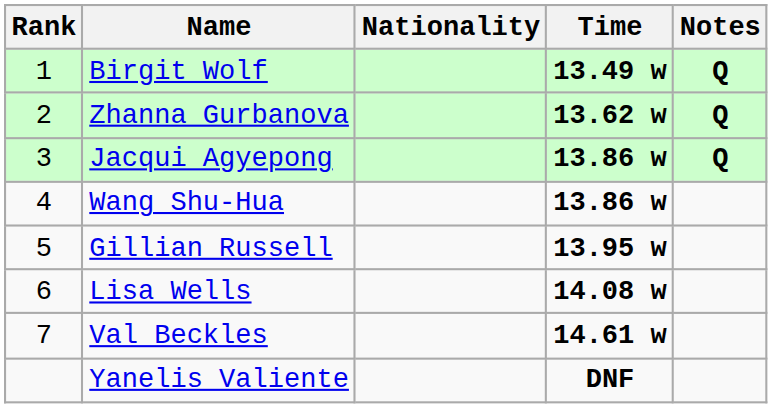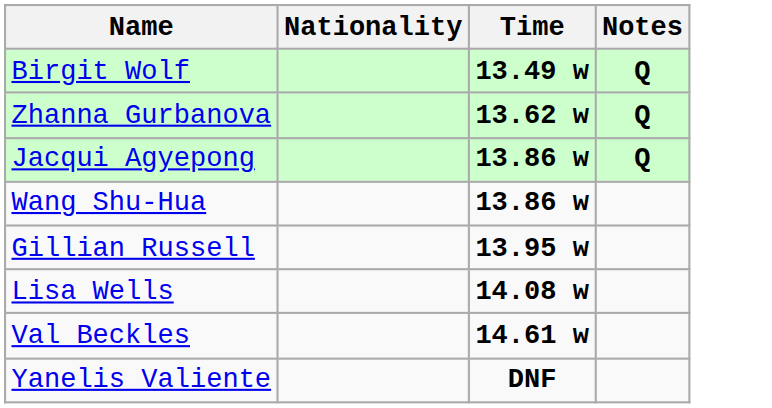- column: (44, 27)
